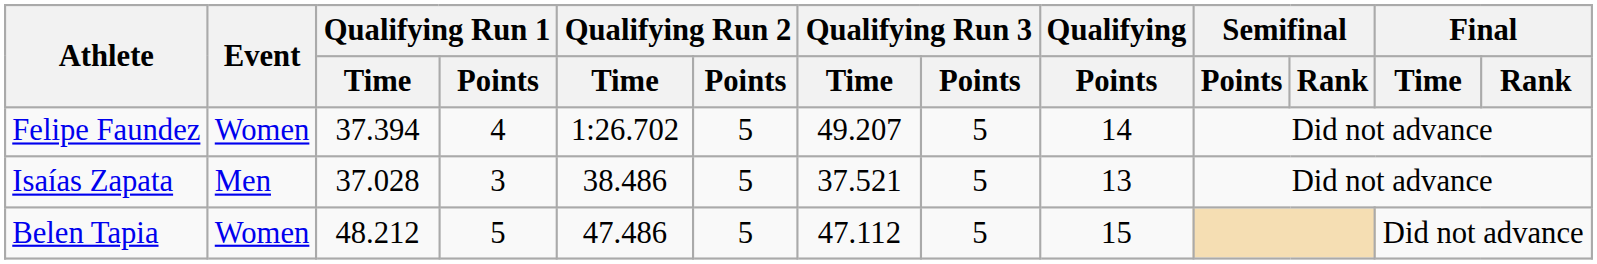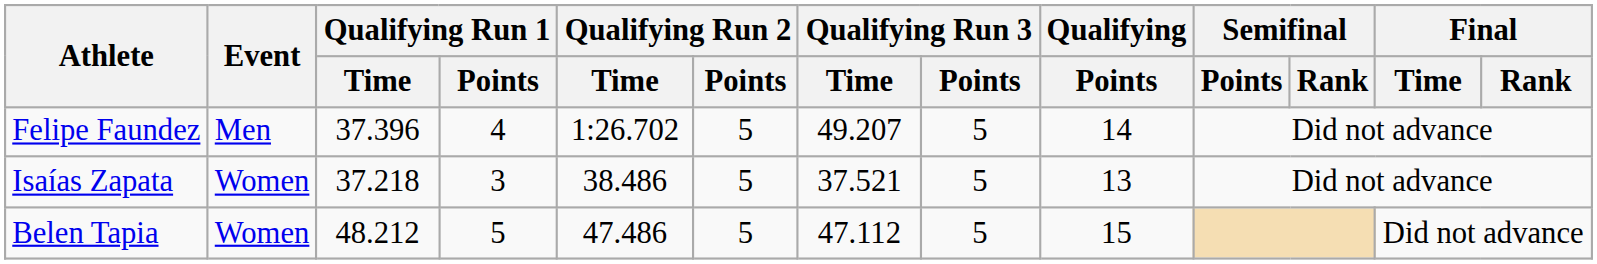(262, 131) Women -> (243, 131) Men
(378, 131) 37.394 -> (378, 131) 37.396
(243, 181) Men -> (262, 181) Women
(378, 181) 37.028 -> (378, 181) 37.218
